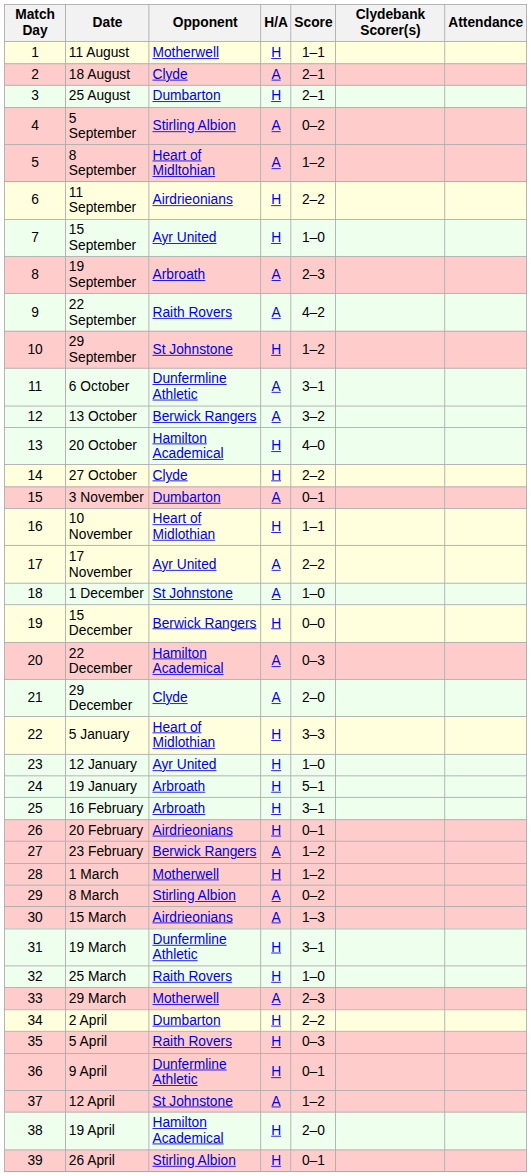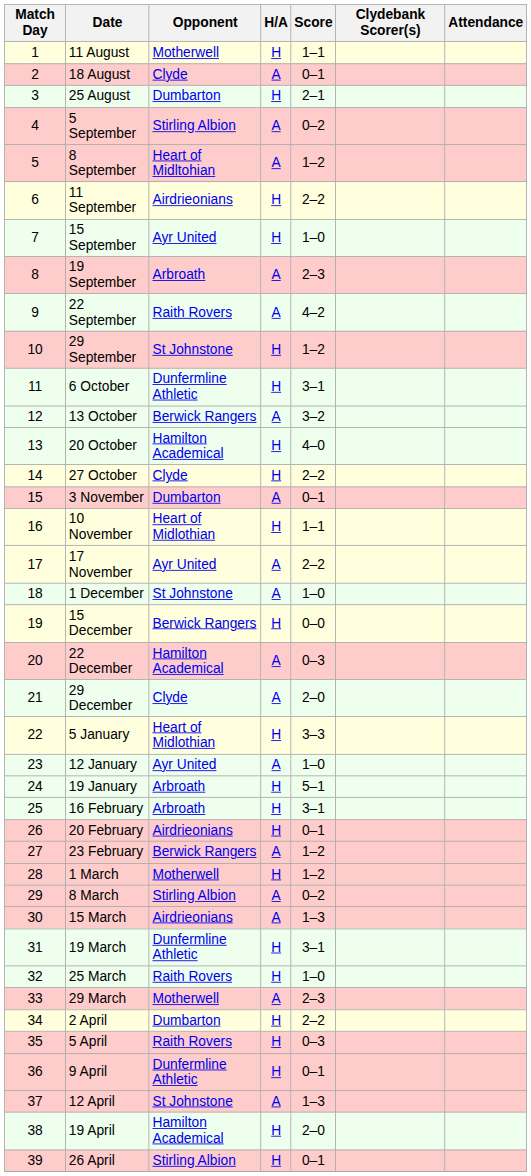(313, 74) 2–1 -> (313, 74) 0–1
(276, 387) A -> (276, 387) H
(276, 765) H -> (276, 765) A
(313, 1101) 1–2 -> (313, 1101) 1–3
